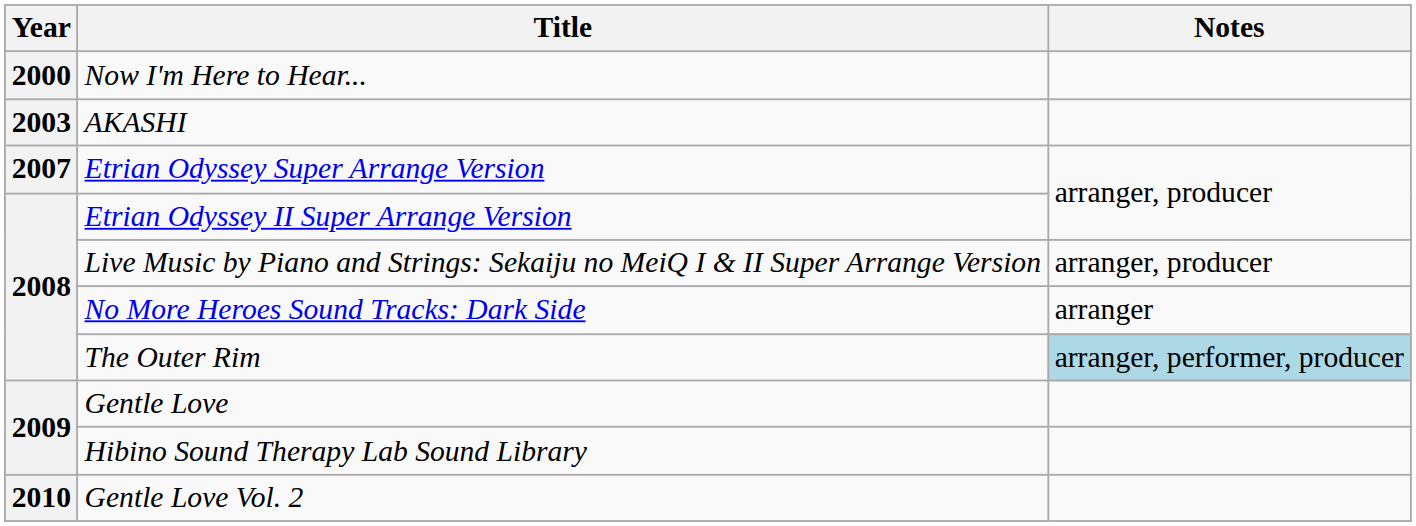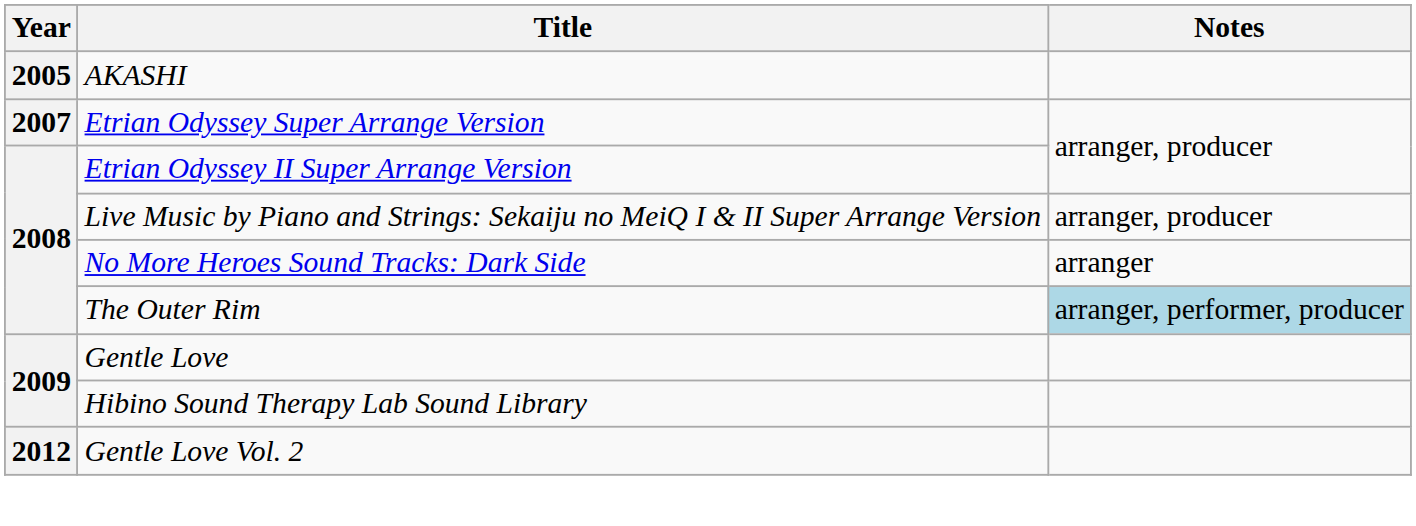- row: (226, 74)
(41, 121) 2003 -> (41, 74) 2005
(41, 497) 2010 -> (41, 450) 2012
